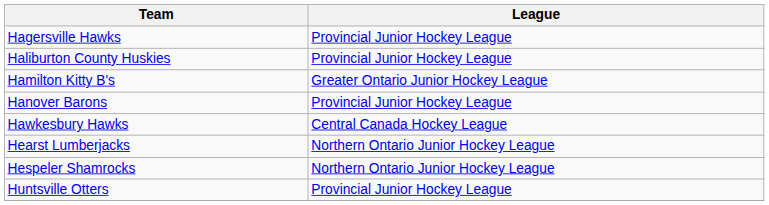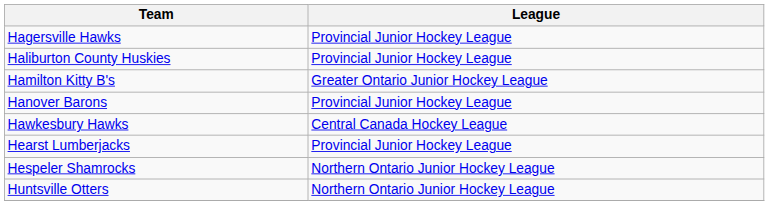(433, 146) Northern Ontario Junior Hockey League -> (412, 146) Provincial Junior Hockey League
(412, 189) Provincial Junior Hockey League -> (433, 189) Northern Ontario Junior Hockey League
